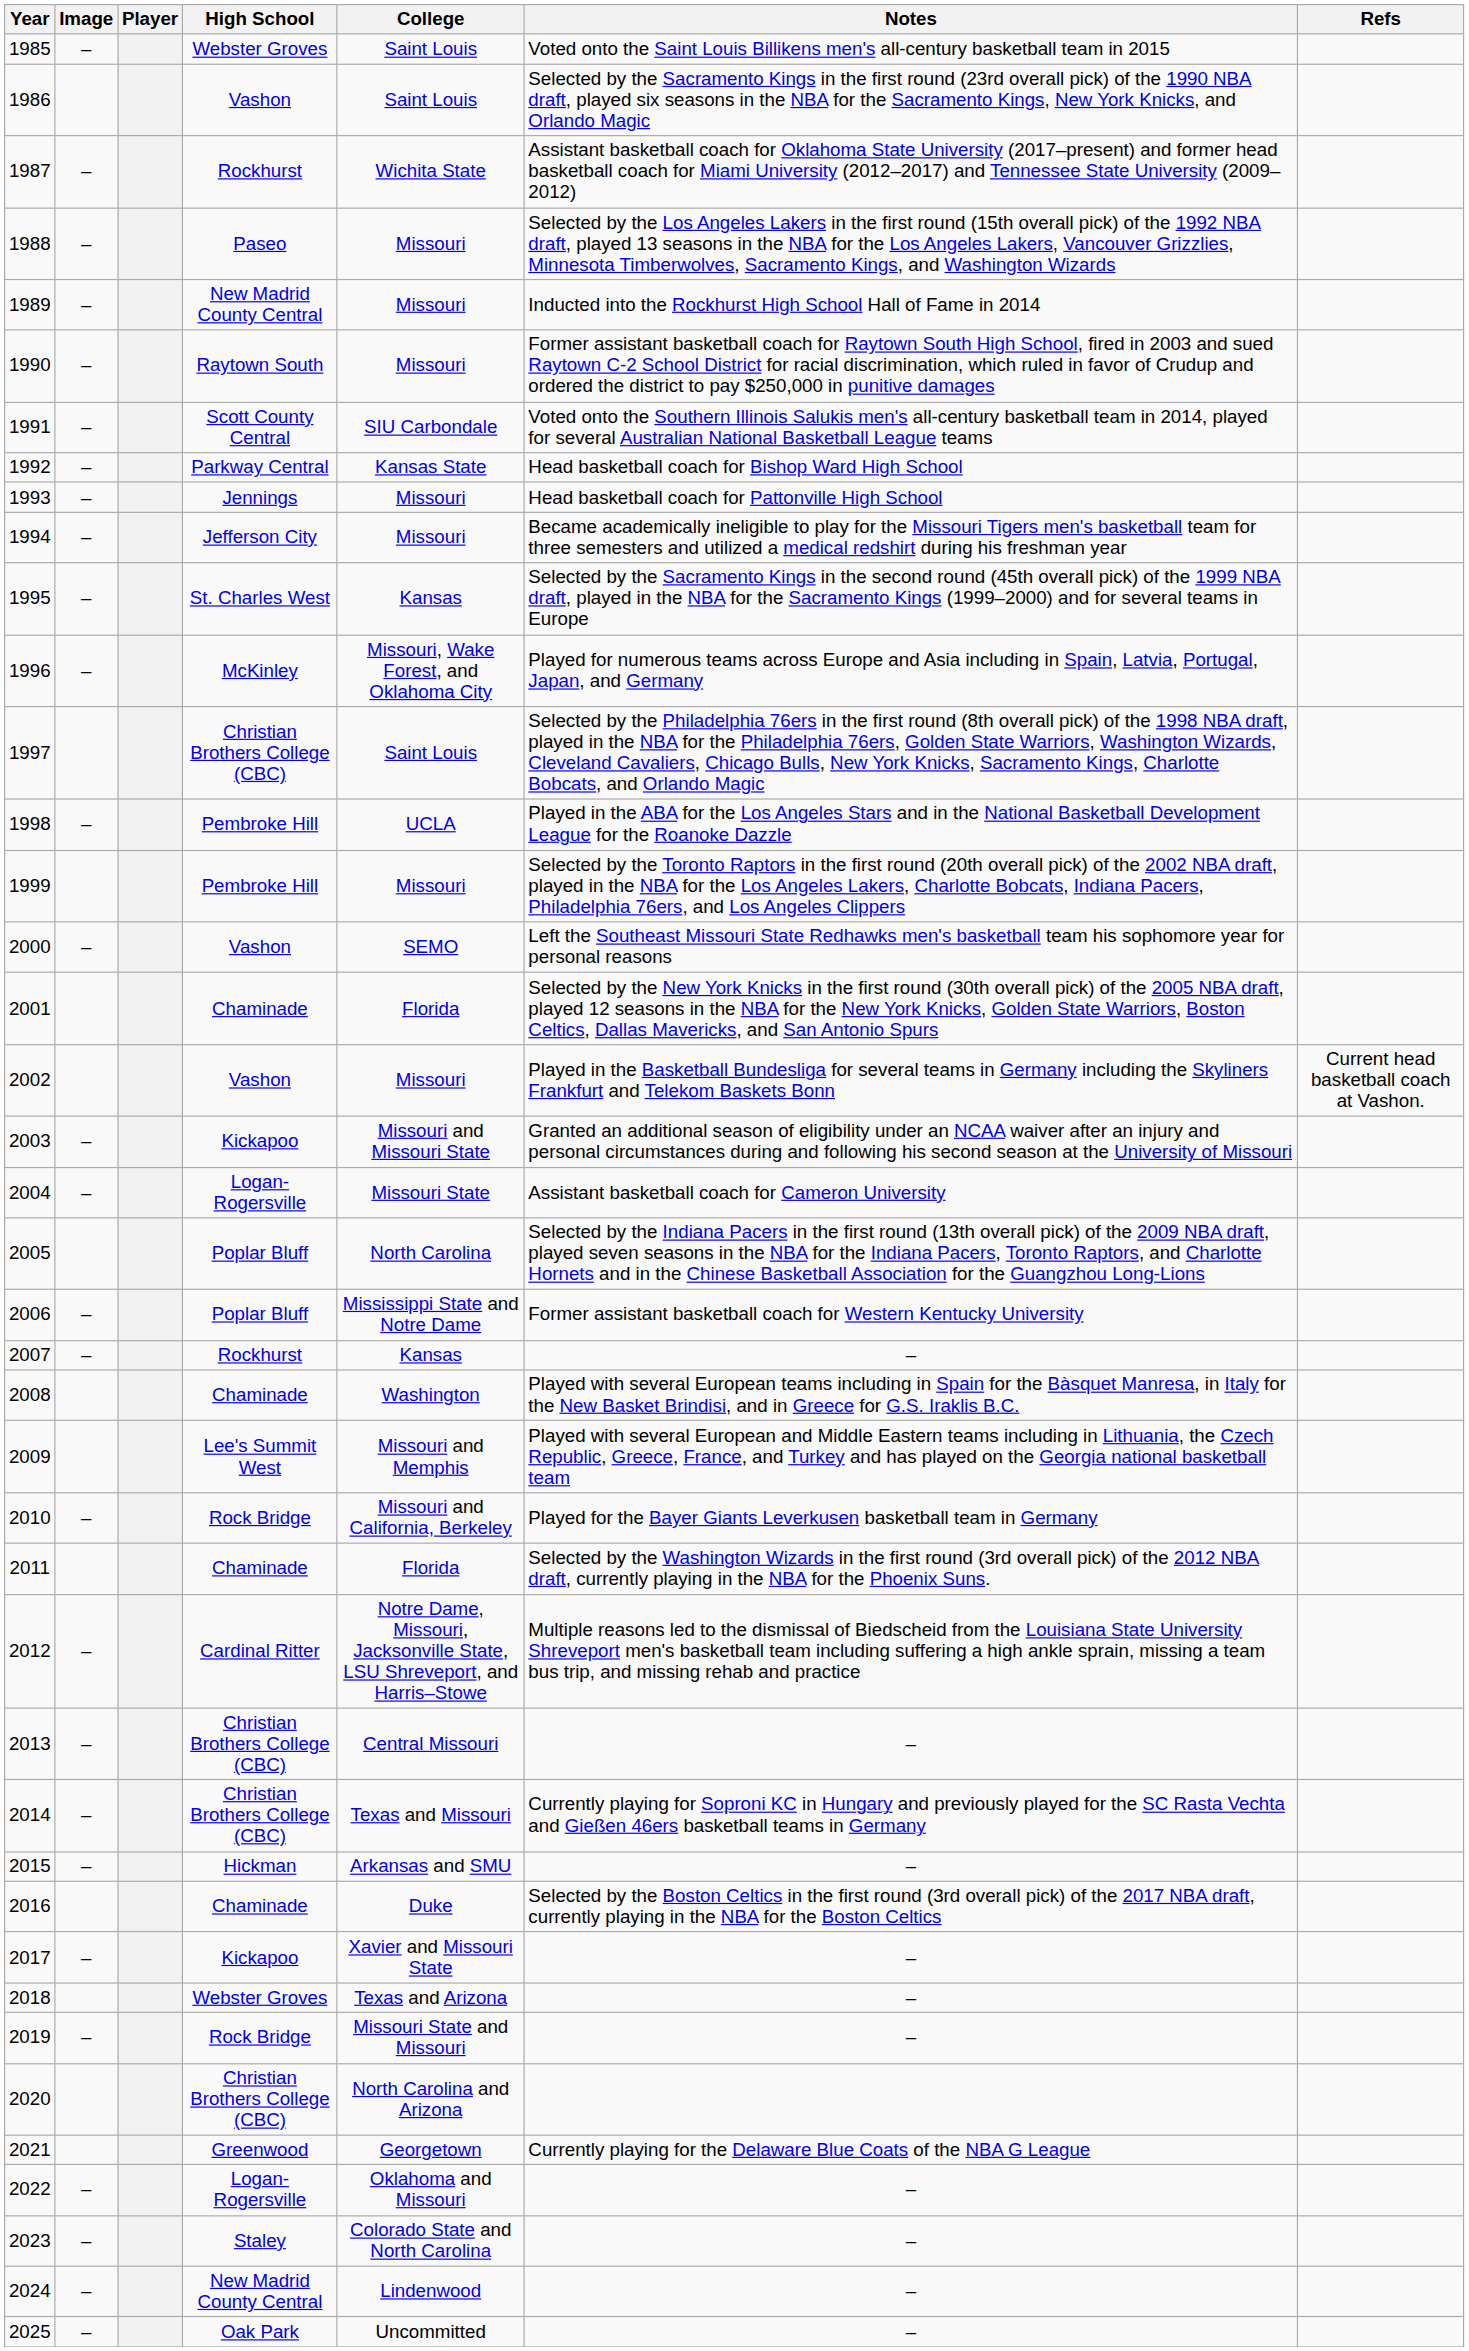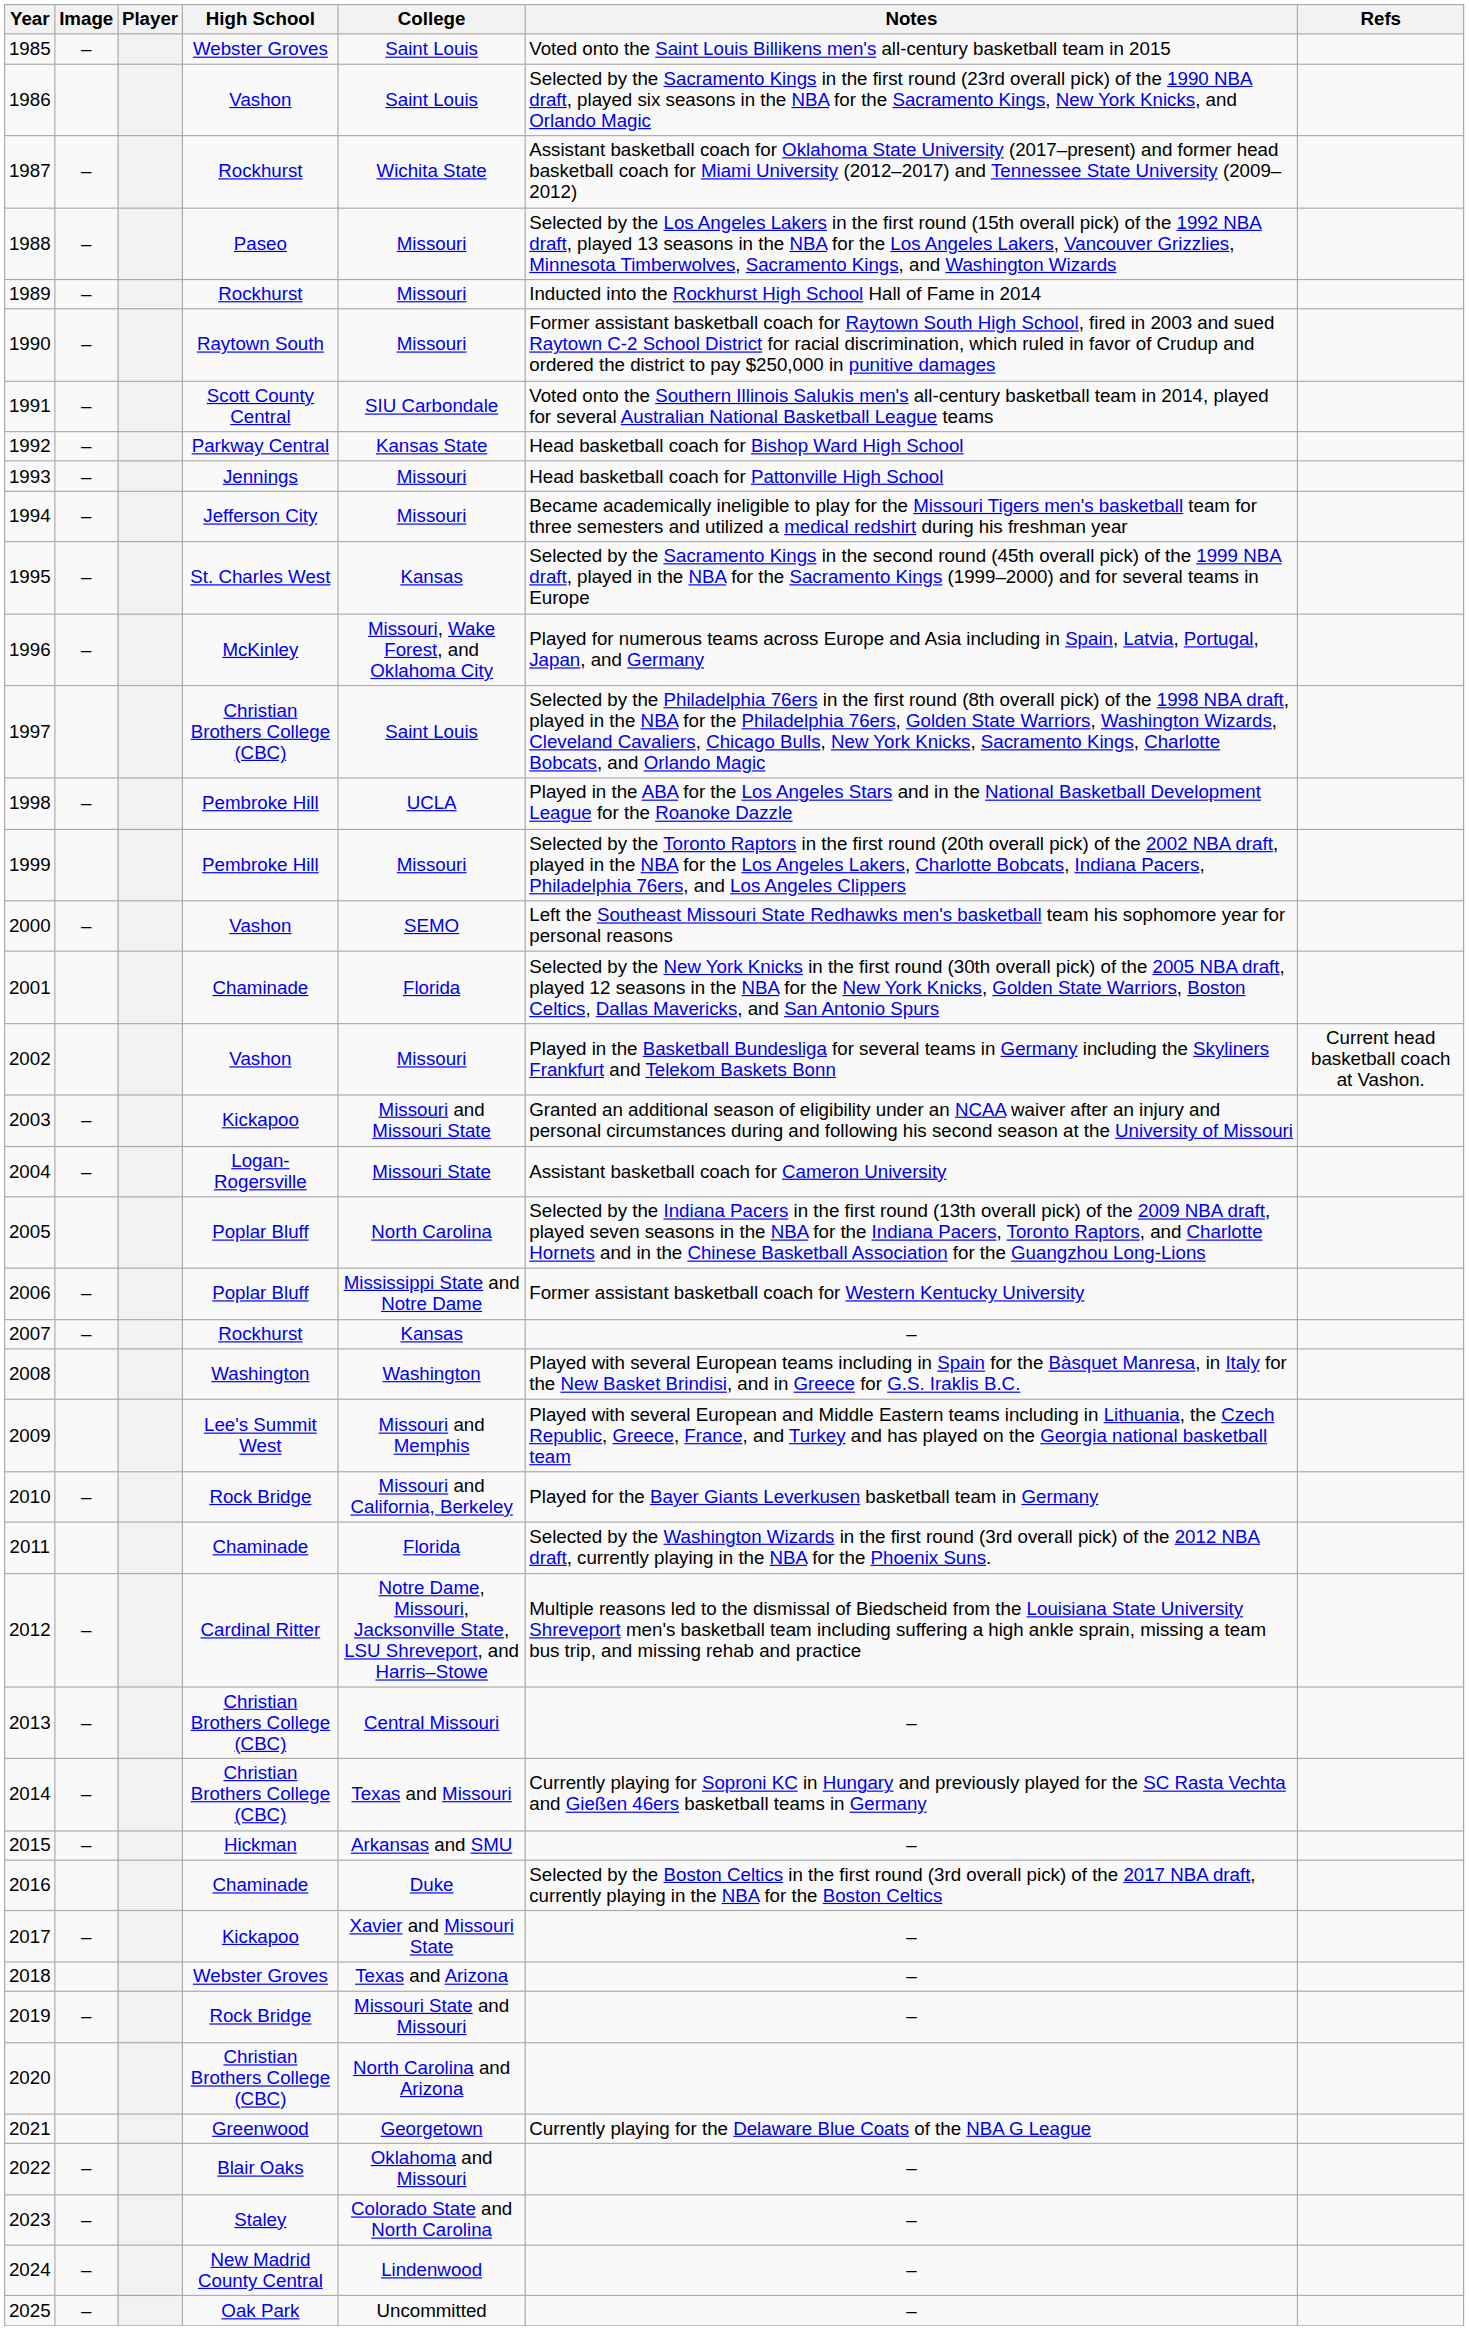(260, 304) New Madrid County Central -> (260, 294) Rockhurst
(260, 1395) Chaminade -> (260, 1374) Washington
(260, 2189) Logan-Rogersville -> (260, 2168) Blair Oaks
